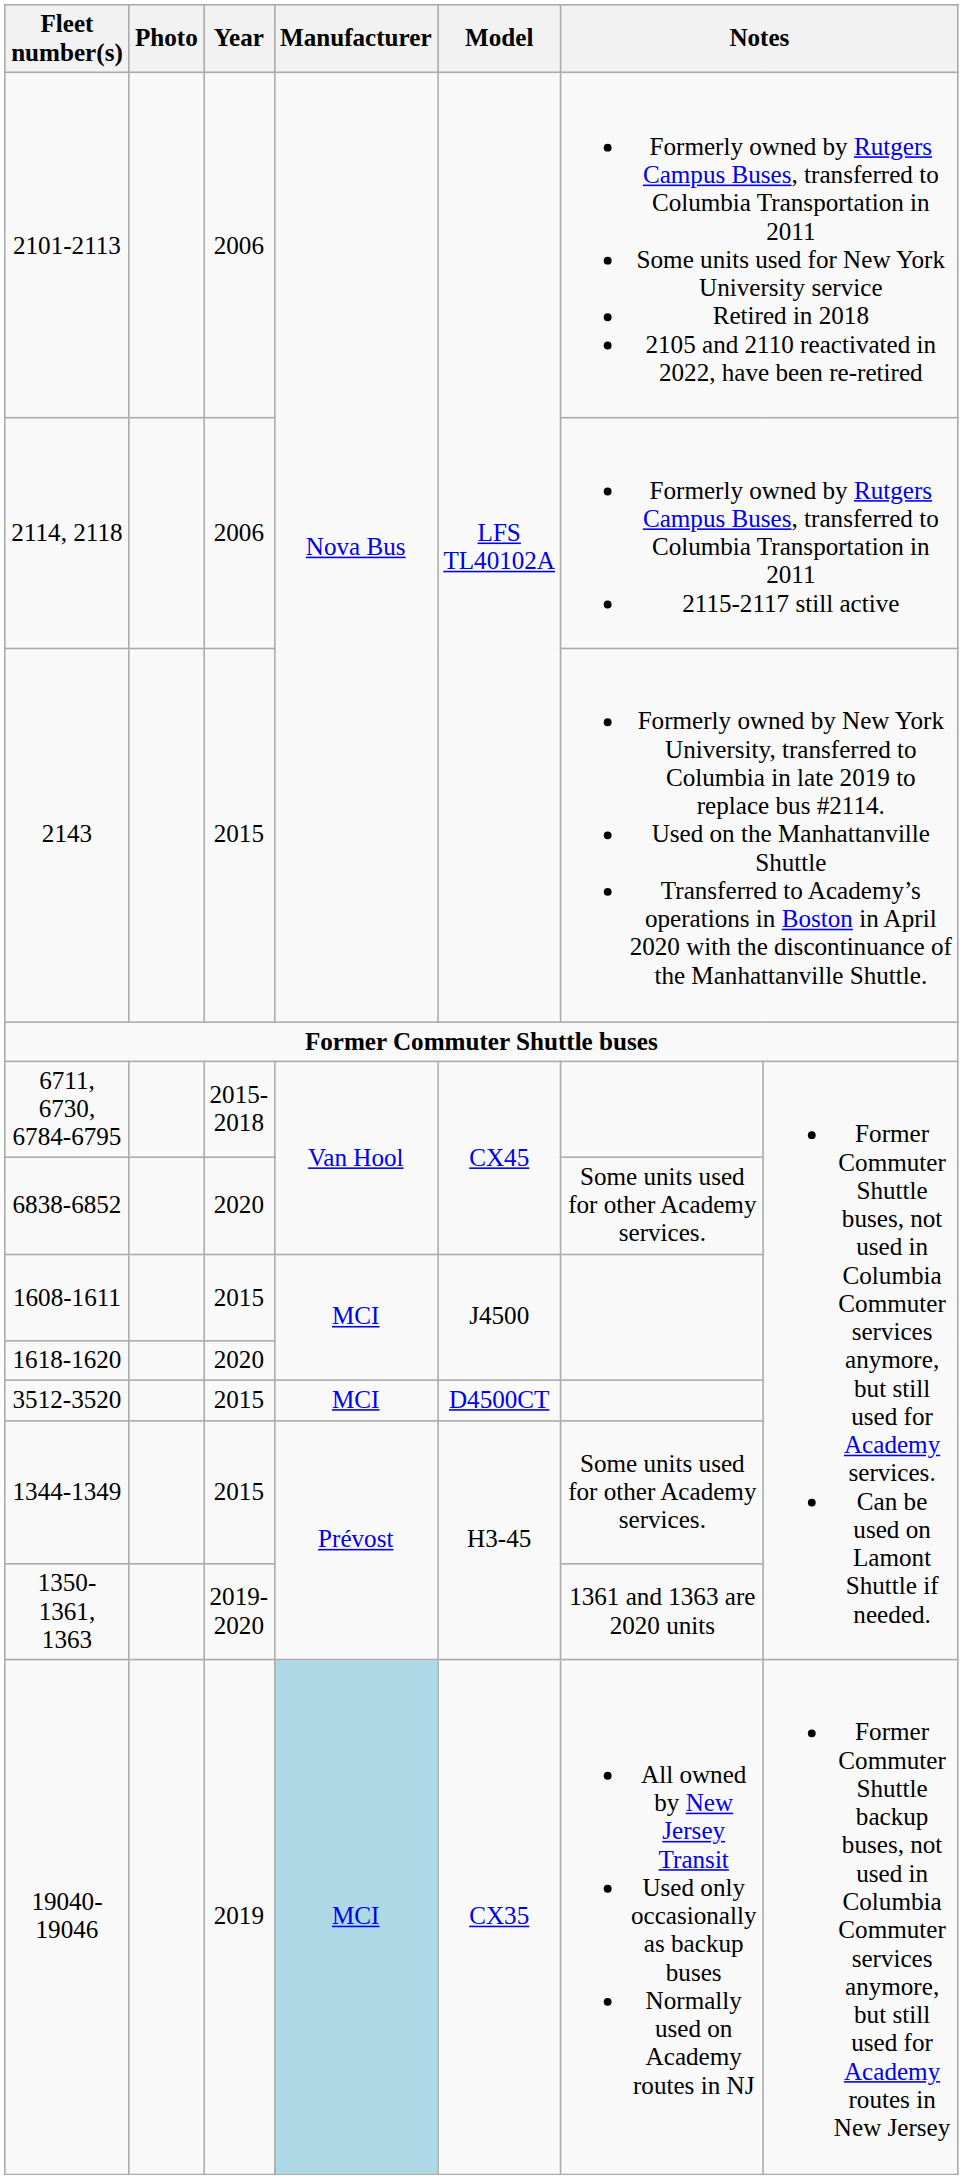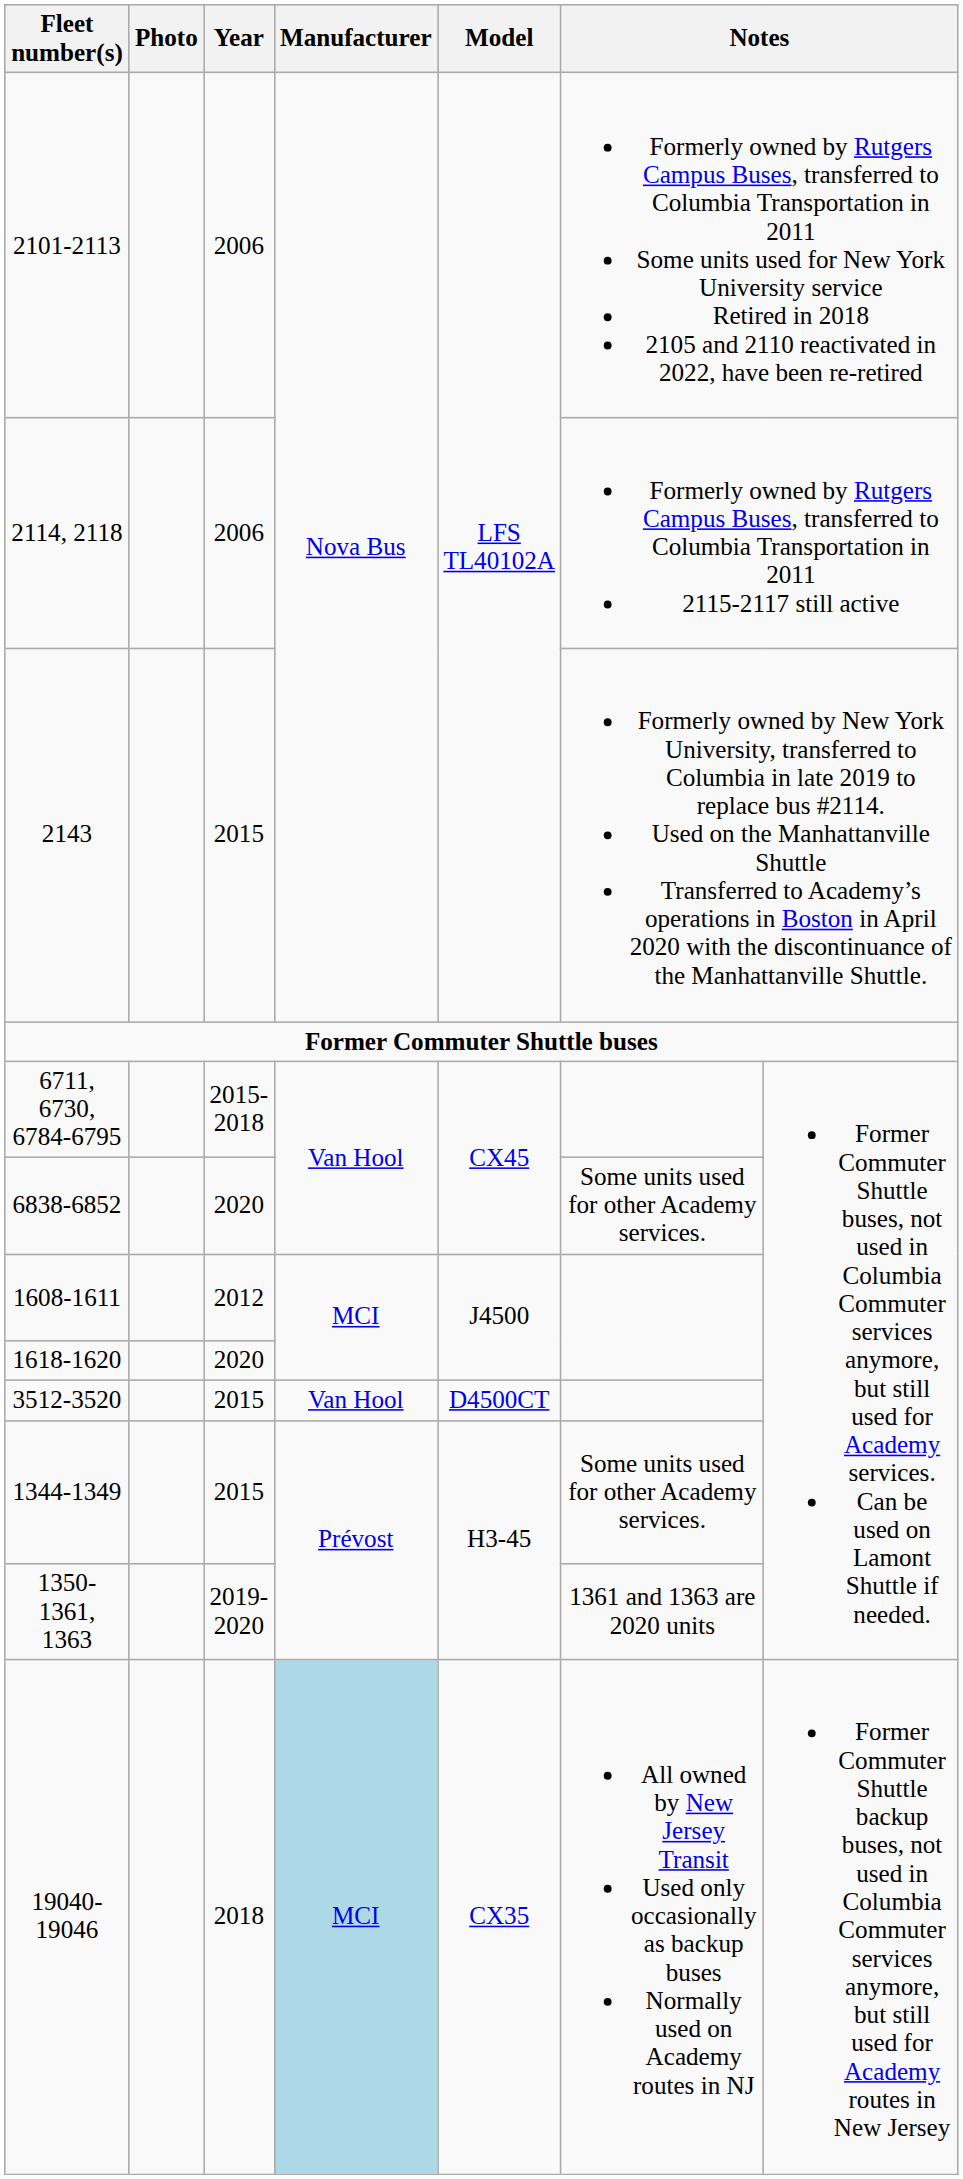(239, 1297) 2015 -> (239, 1297) 2012
(356, 1400) MCI -> (356, 1400) Van Hool
(239, 1916) 2019 -> (239, 1916) 2018
